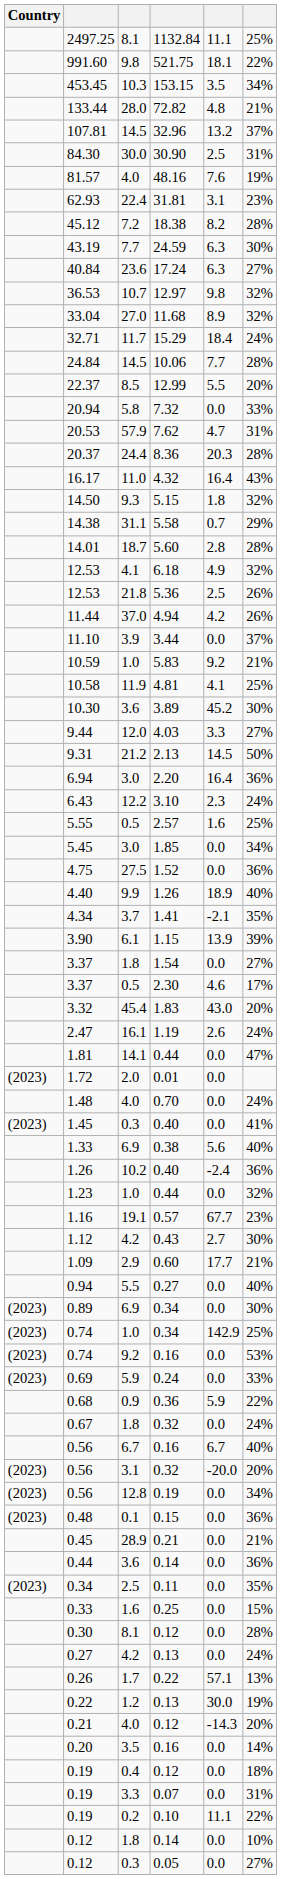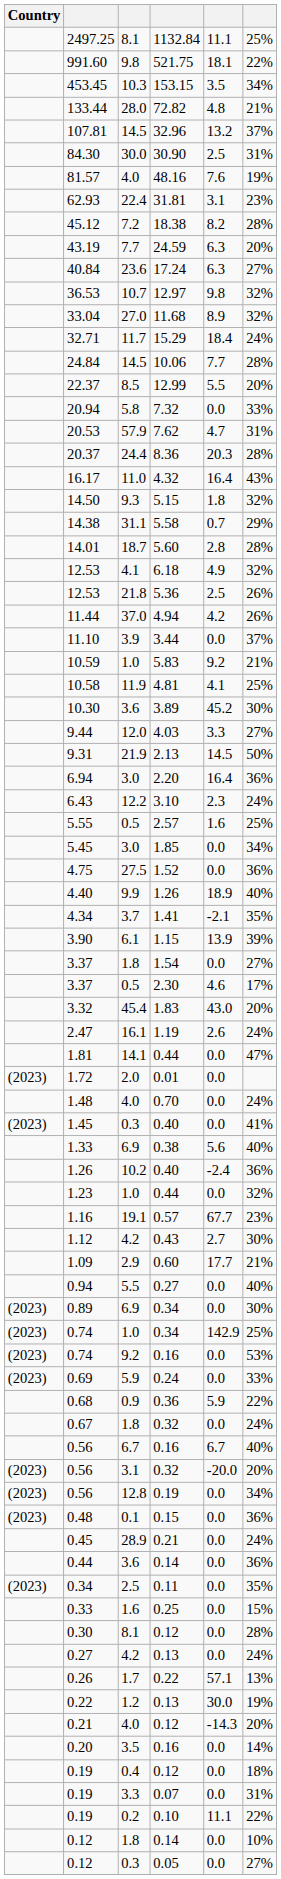(260, 246) 30% -> (260, 246) 20%
(134, 754) 21.2 -> (134, 754) 21.9
(260, 1540) 21% -> (260, 1540) 24%
